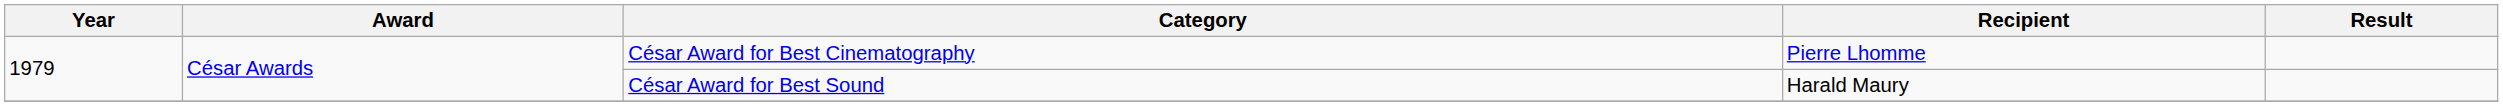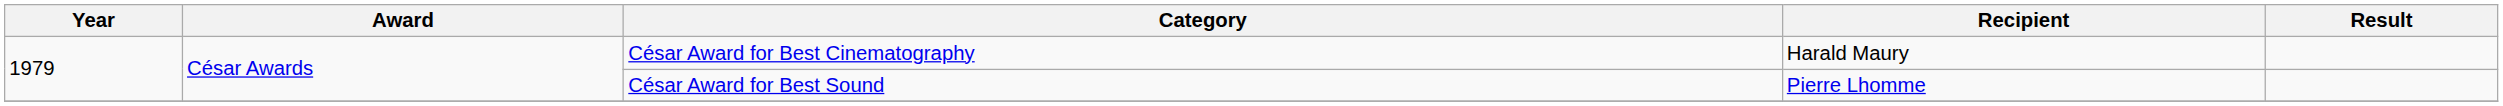(1856, 52) Pierre Lhomme -> (1848, 52) Harald Maury
(1848, 85) Harald Maury -> (1856, 85) Pierre Lhomme
